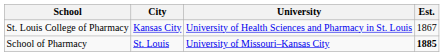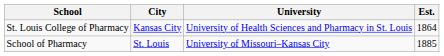(427, 28) 1867 -> (427, 28) 1864
(427, 43) bold -> (427, 43) normal
